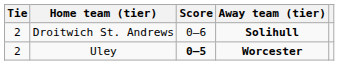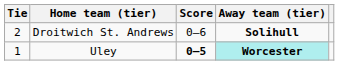(17, 51) 2 -> (17, 51) 1
(272, 51) no background -> (272, 51) paleturquoise background
